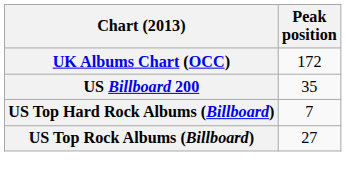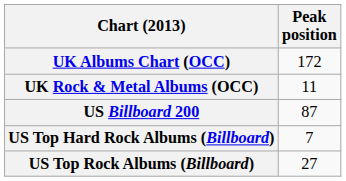+ row: (141, 86)
(309, 86) 35 -> (309, 112) 87
